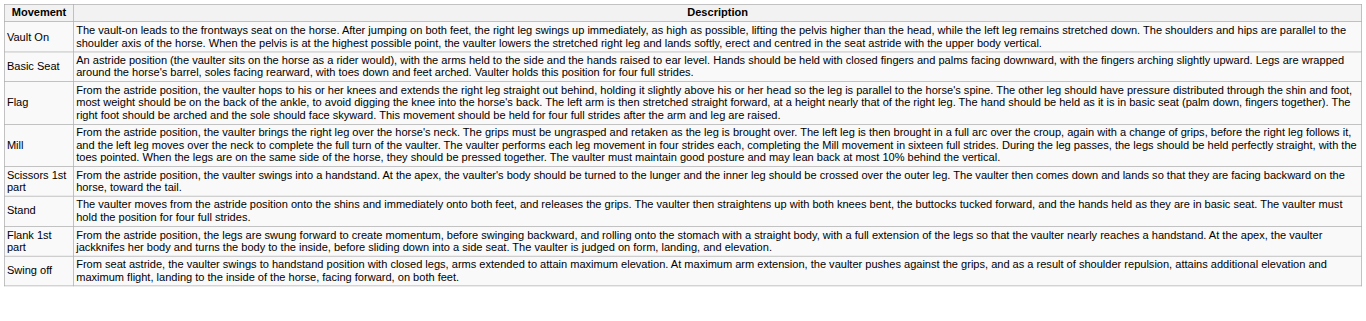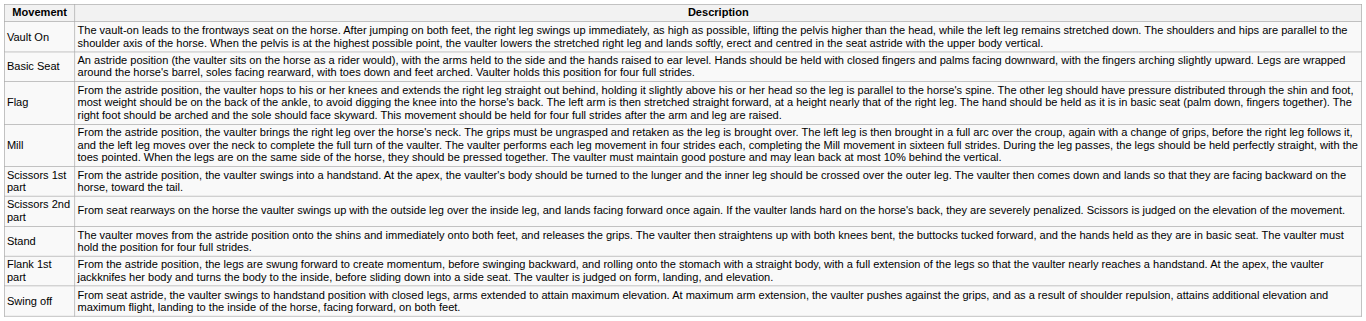+ row: (38, 211)
